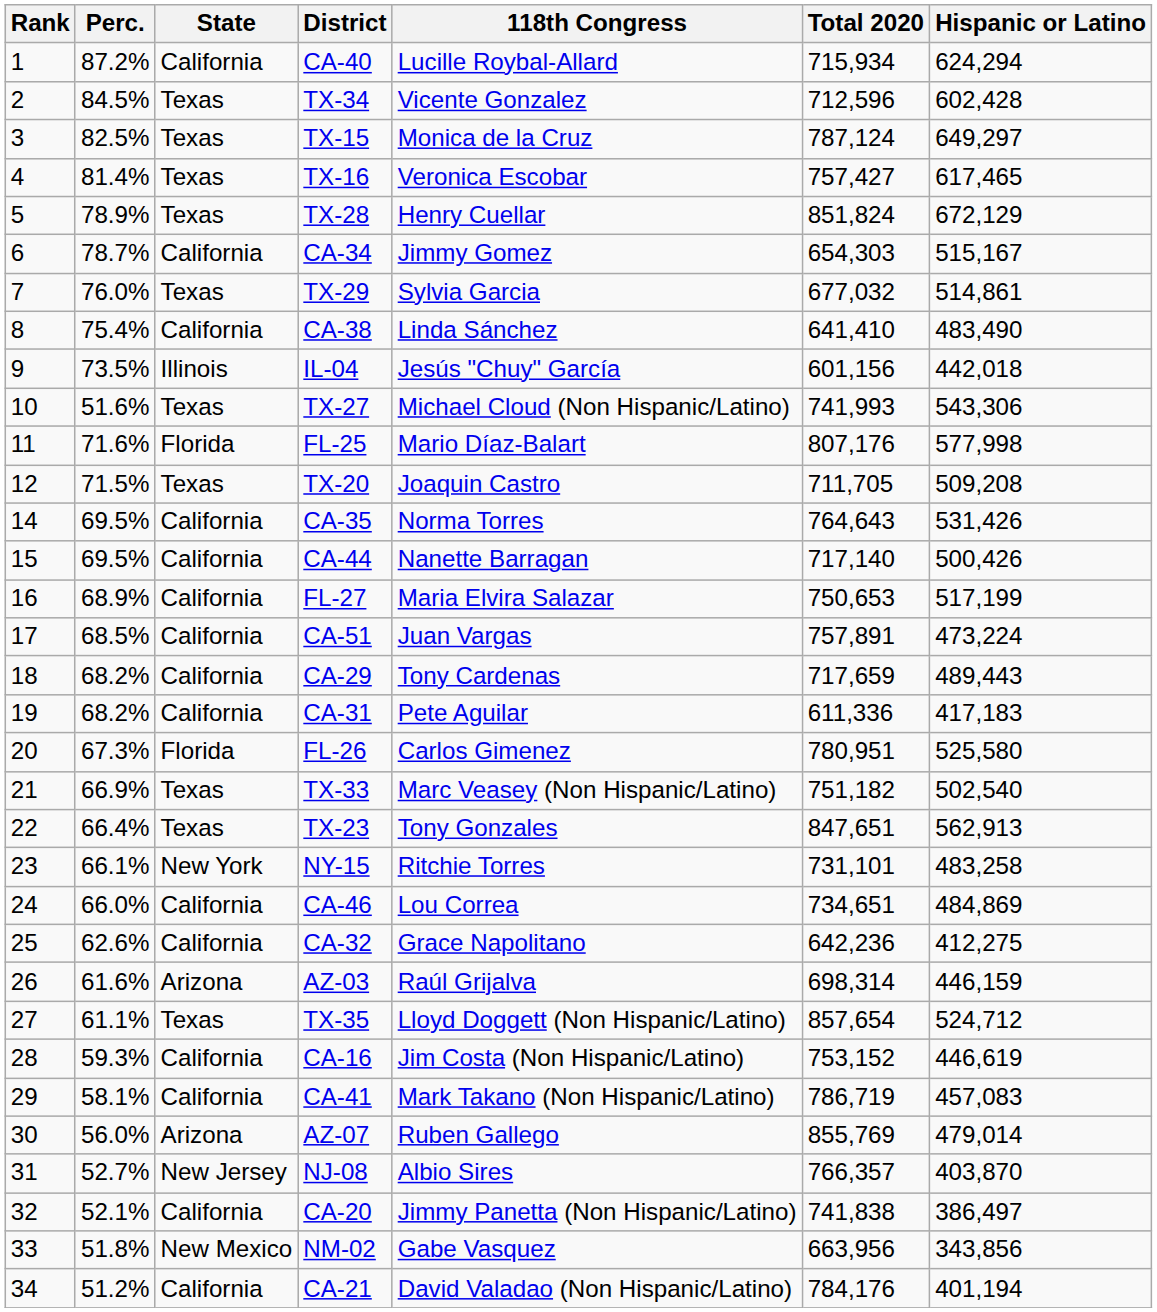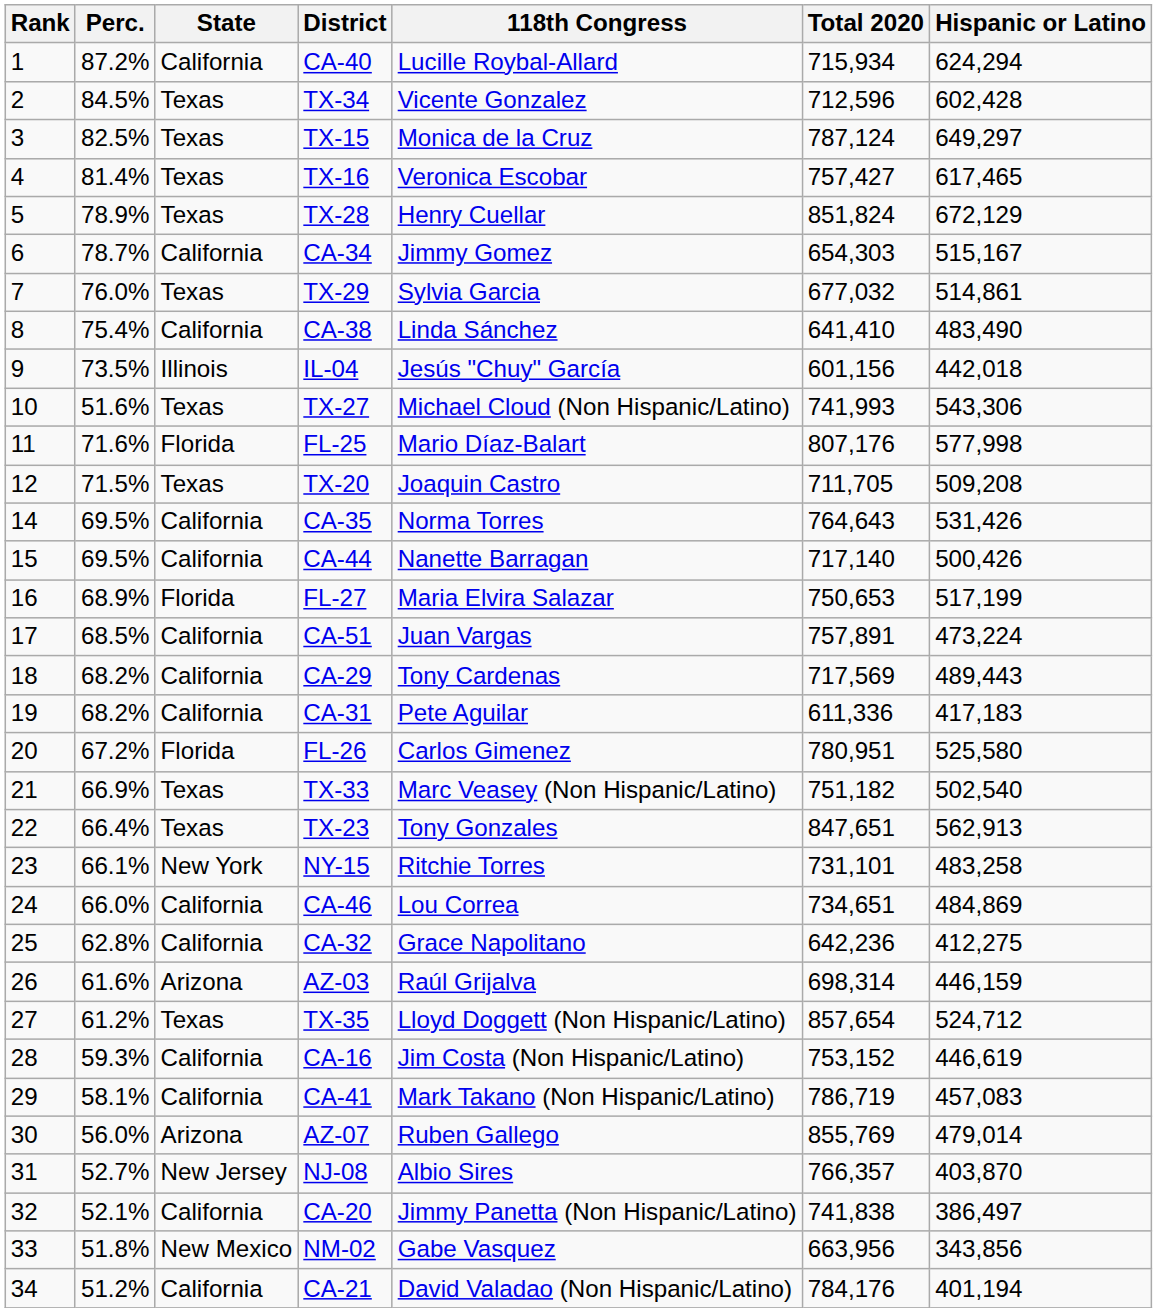(212, 598) California -> (198, 598) Florida
(851, 675) 717,659 -> (851, 675) 717,569
(115, 751) 67.3% -> (115, 751) 67.2%
(115, 943) 62.6% -> (115, 943) 62.8%
(115, 1019) 61.1% -> (115, 1019) 61.2%
